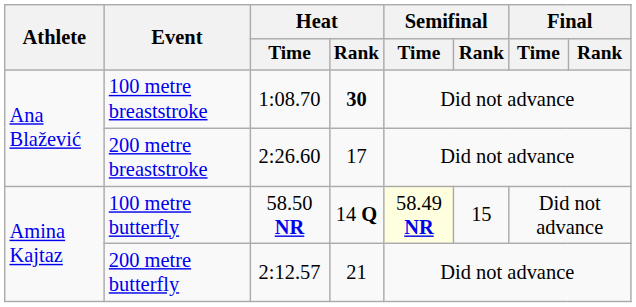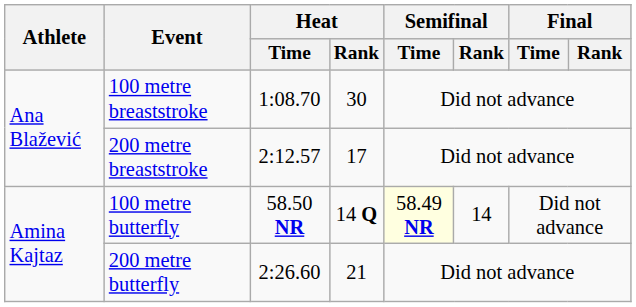(356, 99) bold -> (356, 99) normal
(289, 157) 2:26.60 -> (289, 157) 2:12.57
(481, 215) 15 -> (481, 215) 14
(289, 273) 2:12.57 -> (289, 273) 2:26.60
